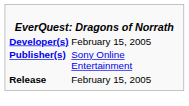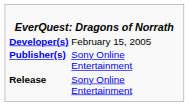(111, 79) February 15, 2005 -> (102, 85) Sony Online Entertainment
